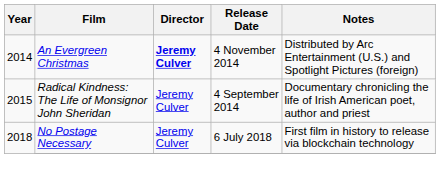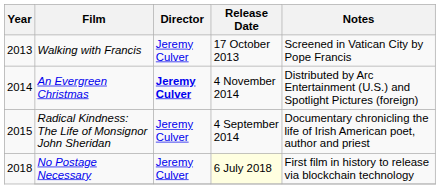+ row: (89, 50)
(243, 137) no background -> (243, 168) lightyellow background
